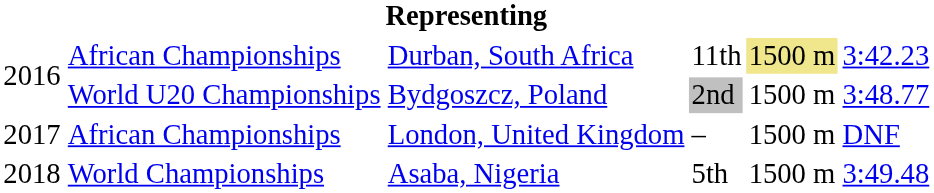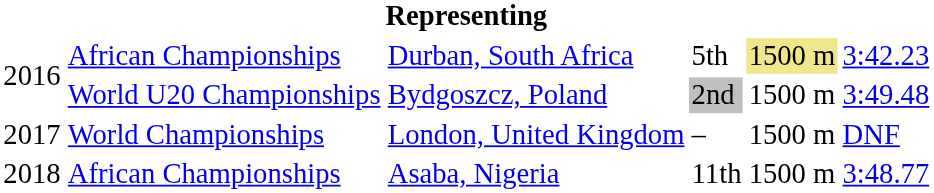(717, 55) 11th -> (710, 55) 5th
(886, 94) 3:48.77 -> (886, 94) 3:49.48
(204, 134) African Championships -> (196, 134) World Championships
(196, 173) World Championships -> (204, 173) African Championships
(710, 173) 5th -> (717, 173) 11th
(886, 173) 3:49.48 -> (886, 173) 3:48.77
